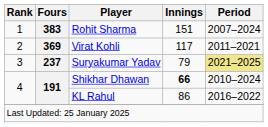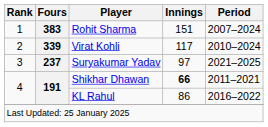(52, 46) 369 -> (52, 46) 339
(234, 46) 2011–2021 -> (234, 46) 2010–2024
(184, 63) 79 -> (184, 63) 97
(234, 63) khaki background -> (234, 63) no background
(234, 79) 2010–2024 -> (234, 79) 2011–2021
